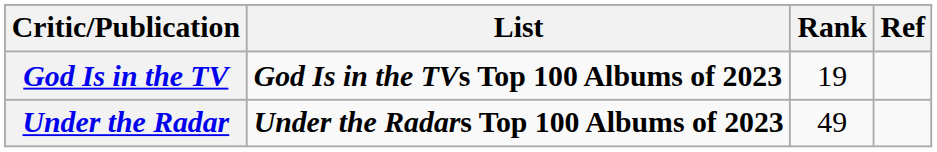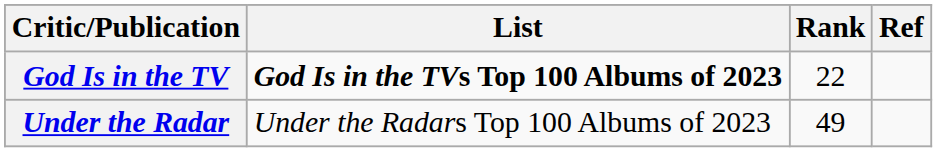(832, 75) 19 -> (831, 75) 22
(519, 122) bold -> (512, 122) normal
